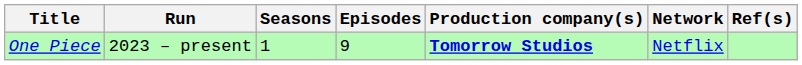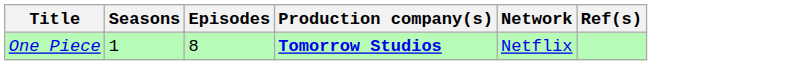- column: (180, 19)
(345, 46) 9 -> (194, 46) 8
